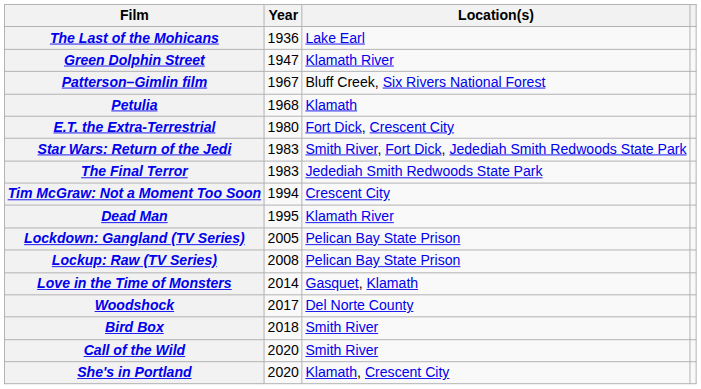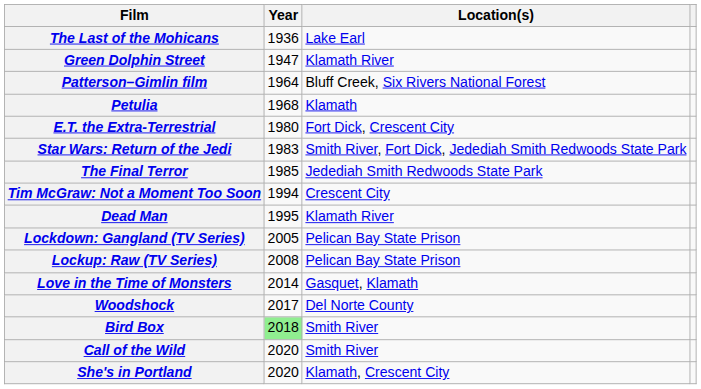(283, 82) 1967 -> (283, 82) 1964
(283, 171) 1983 -> (283, 171) 1985
(283, 328) no background -> (283, 328) lightgreen background
